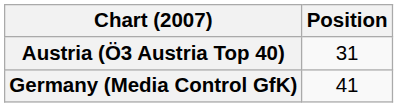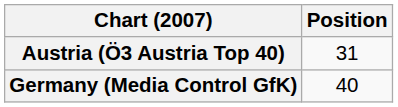(347, 85) 41 -> (347, 85) 40
